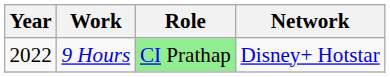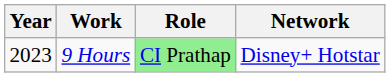(31, 54) 2022 -> (31, 54) 2023
